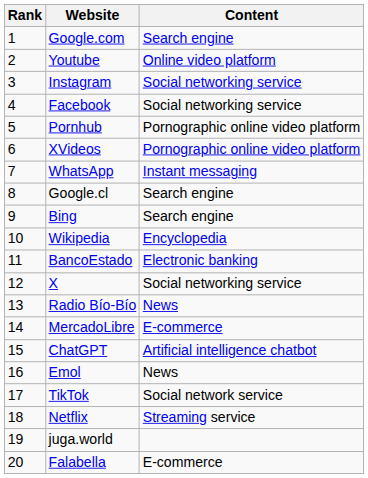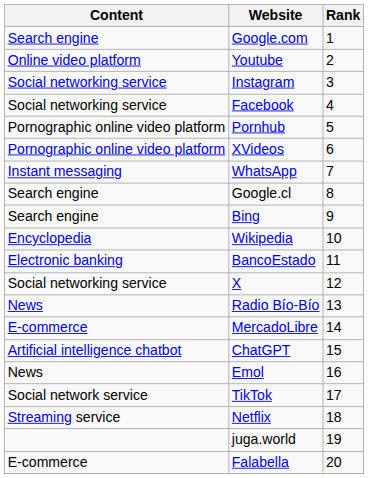columns swapped: (25, 15) <-> (252, 15)
